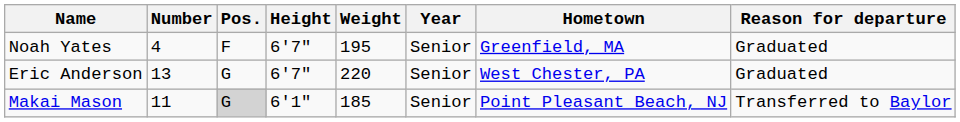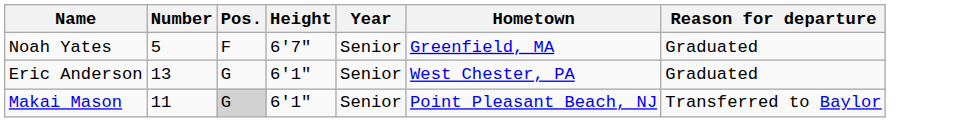- column: (371, 19)
(156, 47) 4 -> (156, 47) 5
(291, 75) 6'7" -> (291, 75) 6'1"
